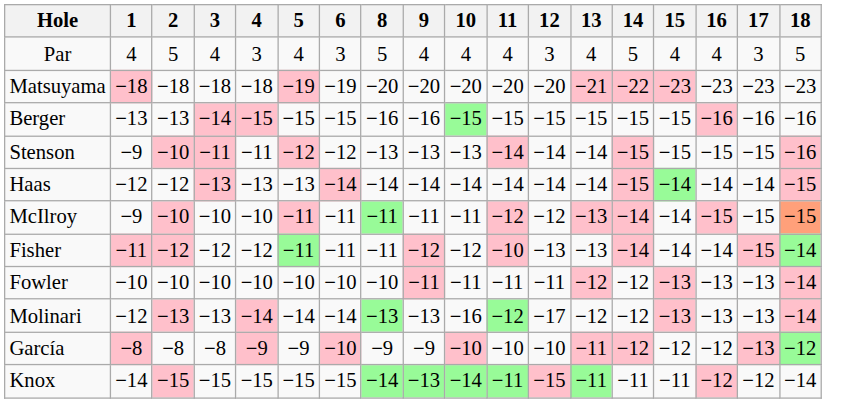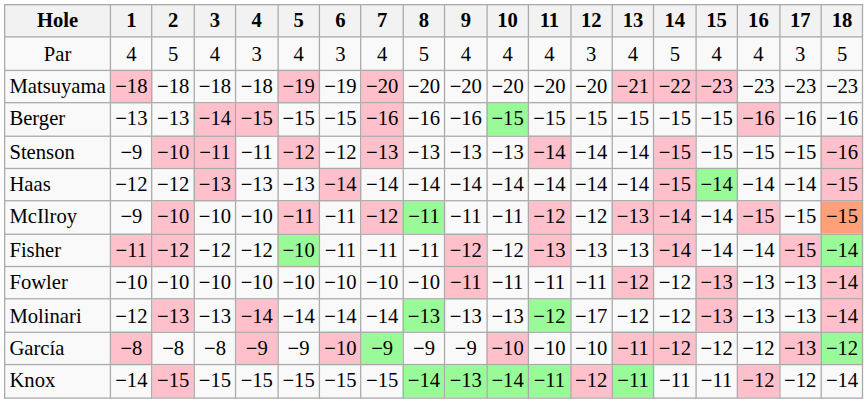+ column: (382, 20)
(299, 250) −11 -> (299, 250) −10
(508, 250) −10 -> (549, 250) −13
(466, 315) −16 -> (508, 315) −13
(549, 380) −15 -> (591, 380) −12
